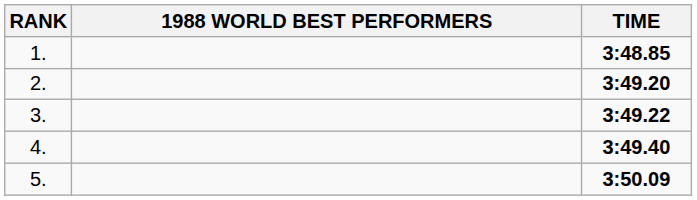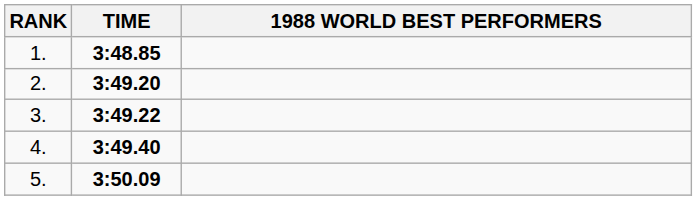columns swapped: (327, 21) <-> (636, 21)
